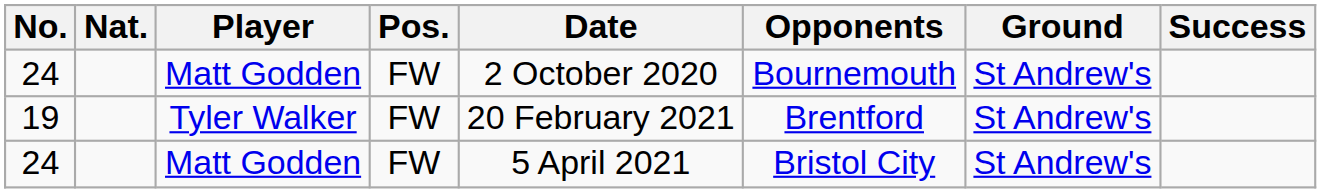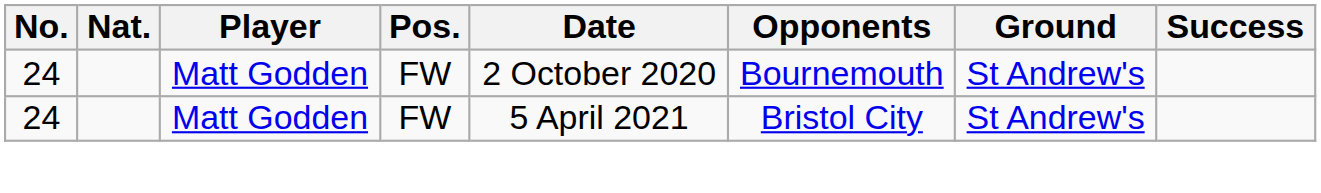- row: (40, 117)
